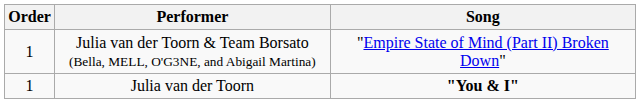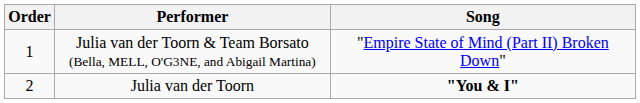(30, 85) 1 -> (30, 85) 2
